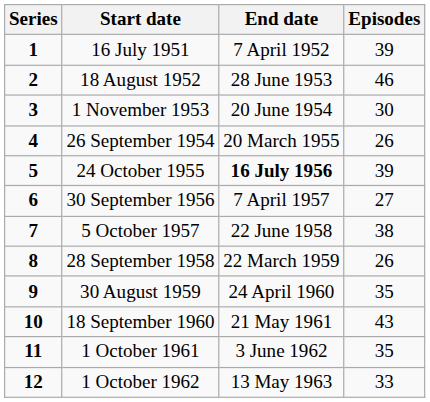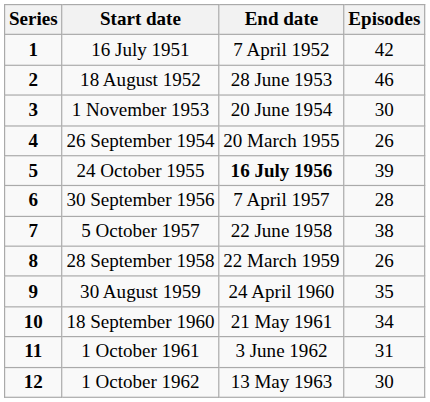(384, 49) 39 -> (384, 49) 42
(384, 200) 27 -> (384, 200) 28
(384, 321) 43 -> (384, 321) 34
(384, 351) 35 -> (384, 351) 31
(384, 381) 33 -> (384, 381) 30
